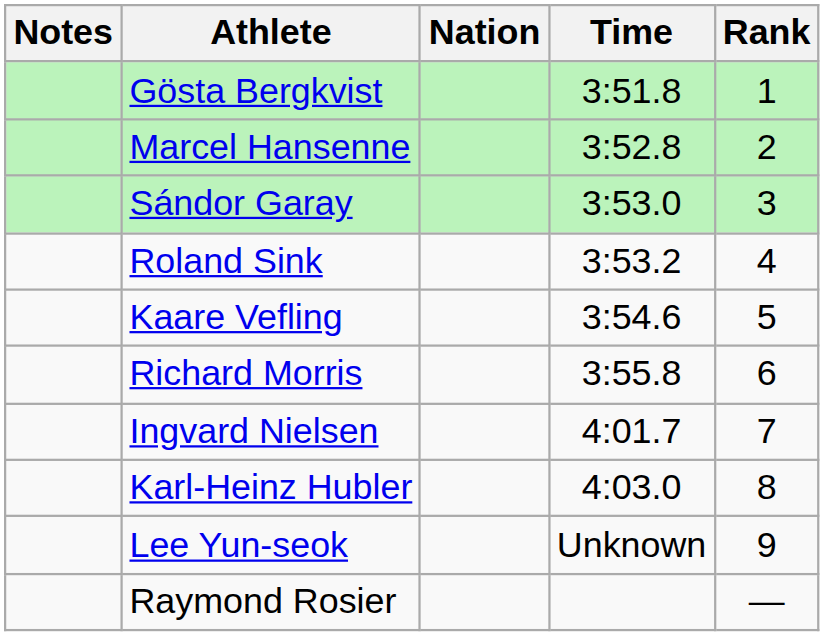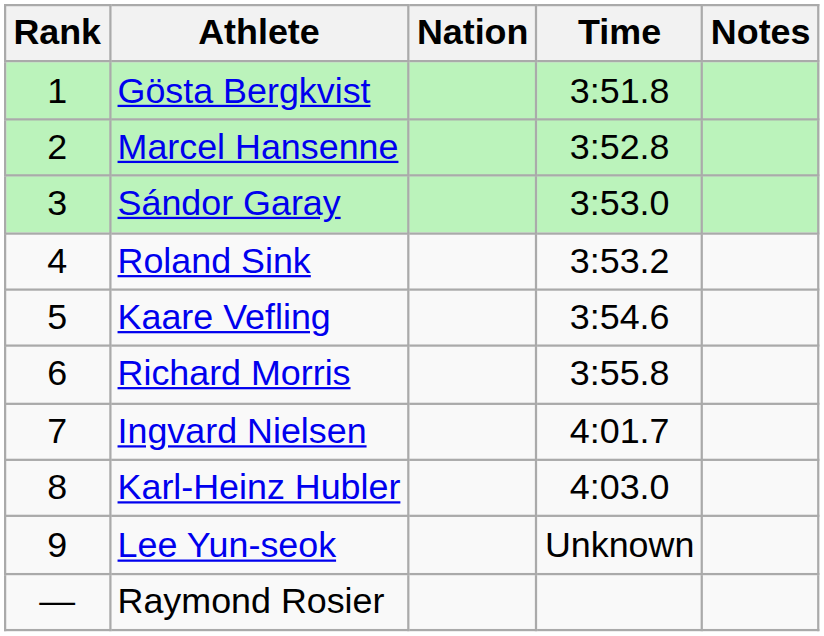columns swapped: (767, 32) <-> (63, 32)
